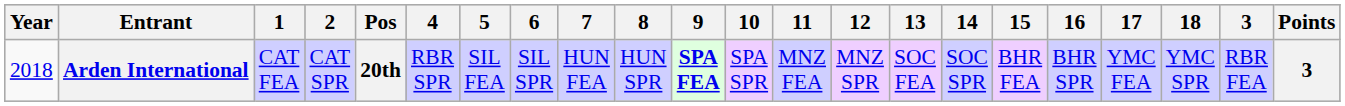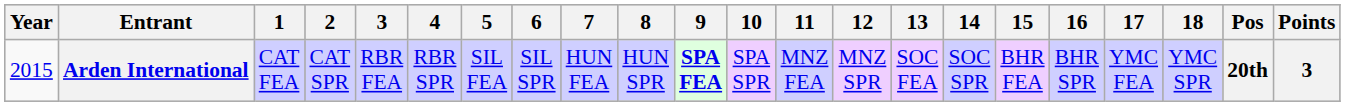columns swapped: (1246, 21) <-> (381, 21)
(31, 69) 2018 -> (31, 69) 2015
